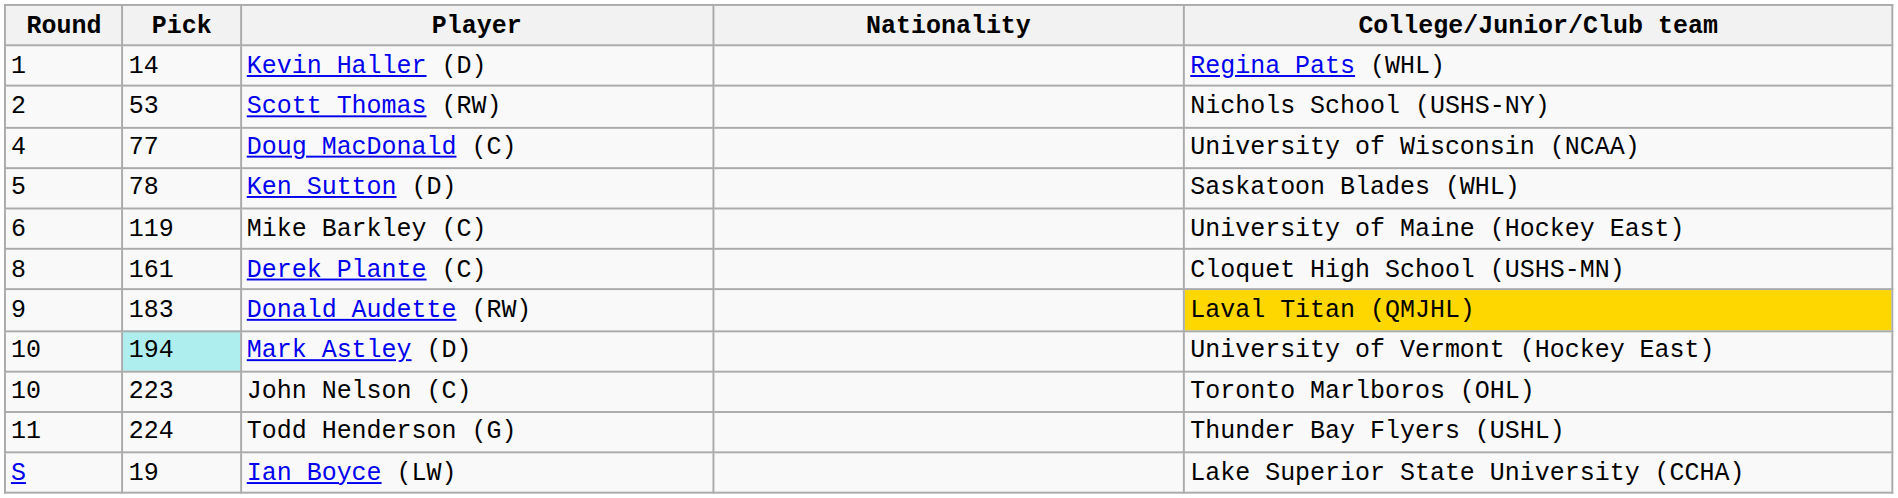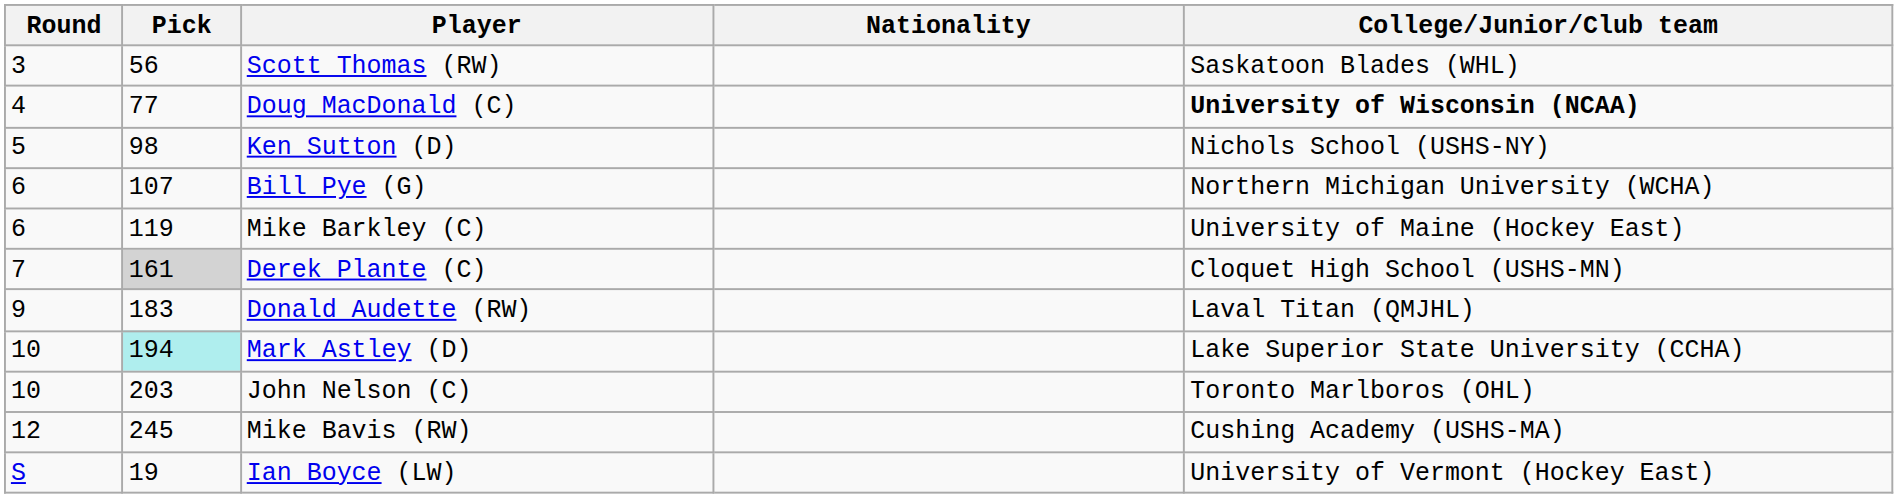- row: (367, 66)
(18, 107) 2 -> (18, 66) 3
(144, 107) 53 -> (144, 66) 56
(1370, 107) Nichols School (USHS-NY) -> (1355, 66) Saskatoon Blades (WHL)
(1415, 147) normal -> (1415, 107) bold
(144, 188) 78 -> (144, 147) 98
(1355, 188) Saskatoon Blades (WHL) -> (1370, 147) Nichols School (USHS-NY)
+ row: (337, 188)
(18, 269) 8 -> (18, 269) 7
(151, 269) no background -> (151, 269) lightgrey background
(1333, 310) gold background -> (1333, 310) no background
(1452, 351) University of Vermont (Hockey East) -> (1467, 351) Lake Superior State University (CCHA)
(151, 391) 223 -> (151, 391) 203
- row: (382, 432)
+ row: (359, 432)
(1467, 473) Lake Superior State University (CCHA) -> (1452, 473) University of Vermont (Hockey East)
